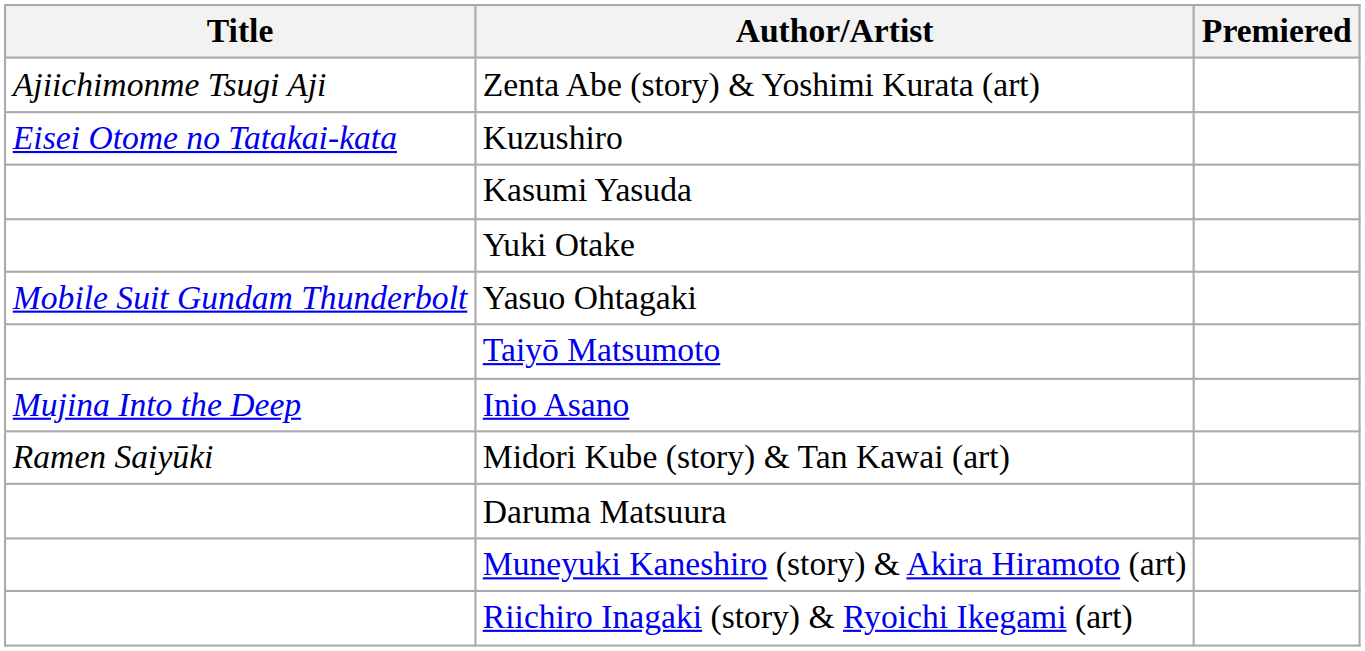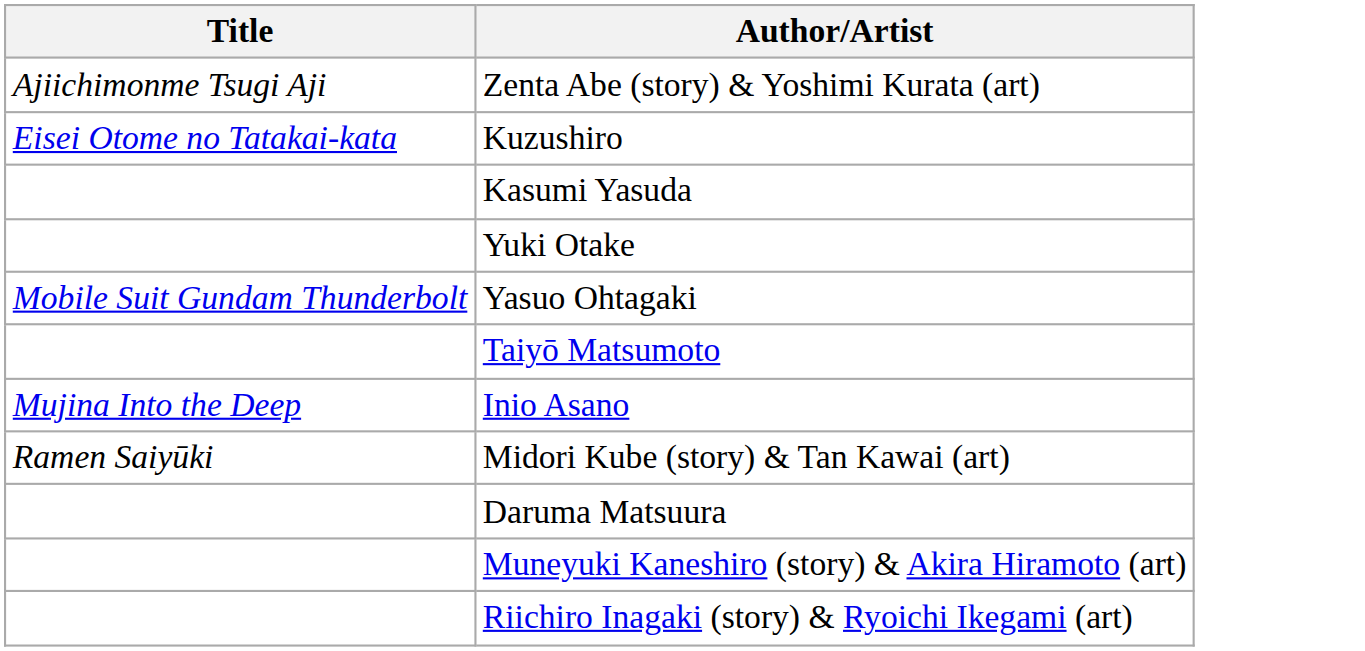- column: (1277, 31)
